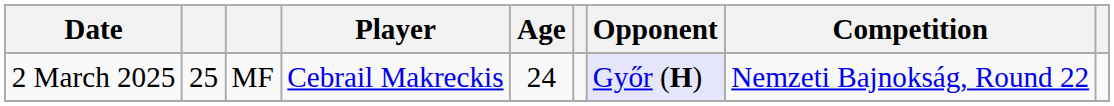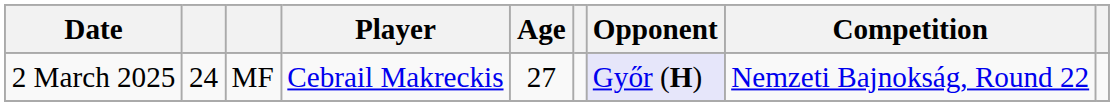(203, 76) 25 -> (203, 76) 24
(541, 76) 24 -> (541, 76) 27
